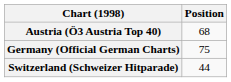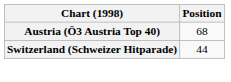- row: (93, 49)
